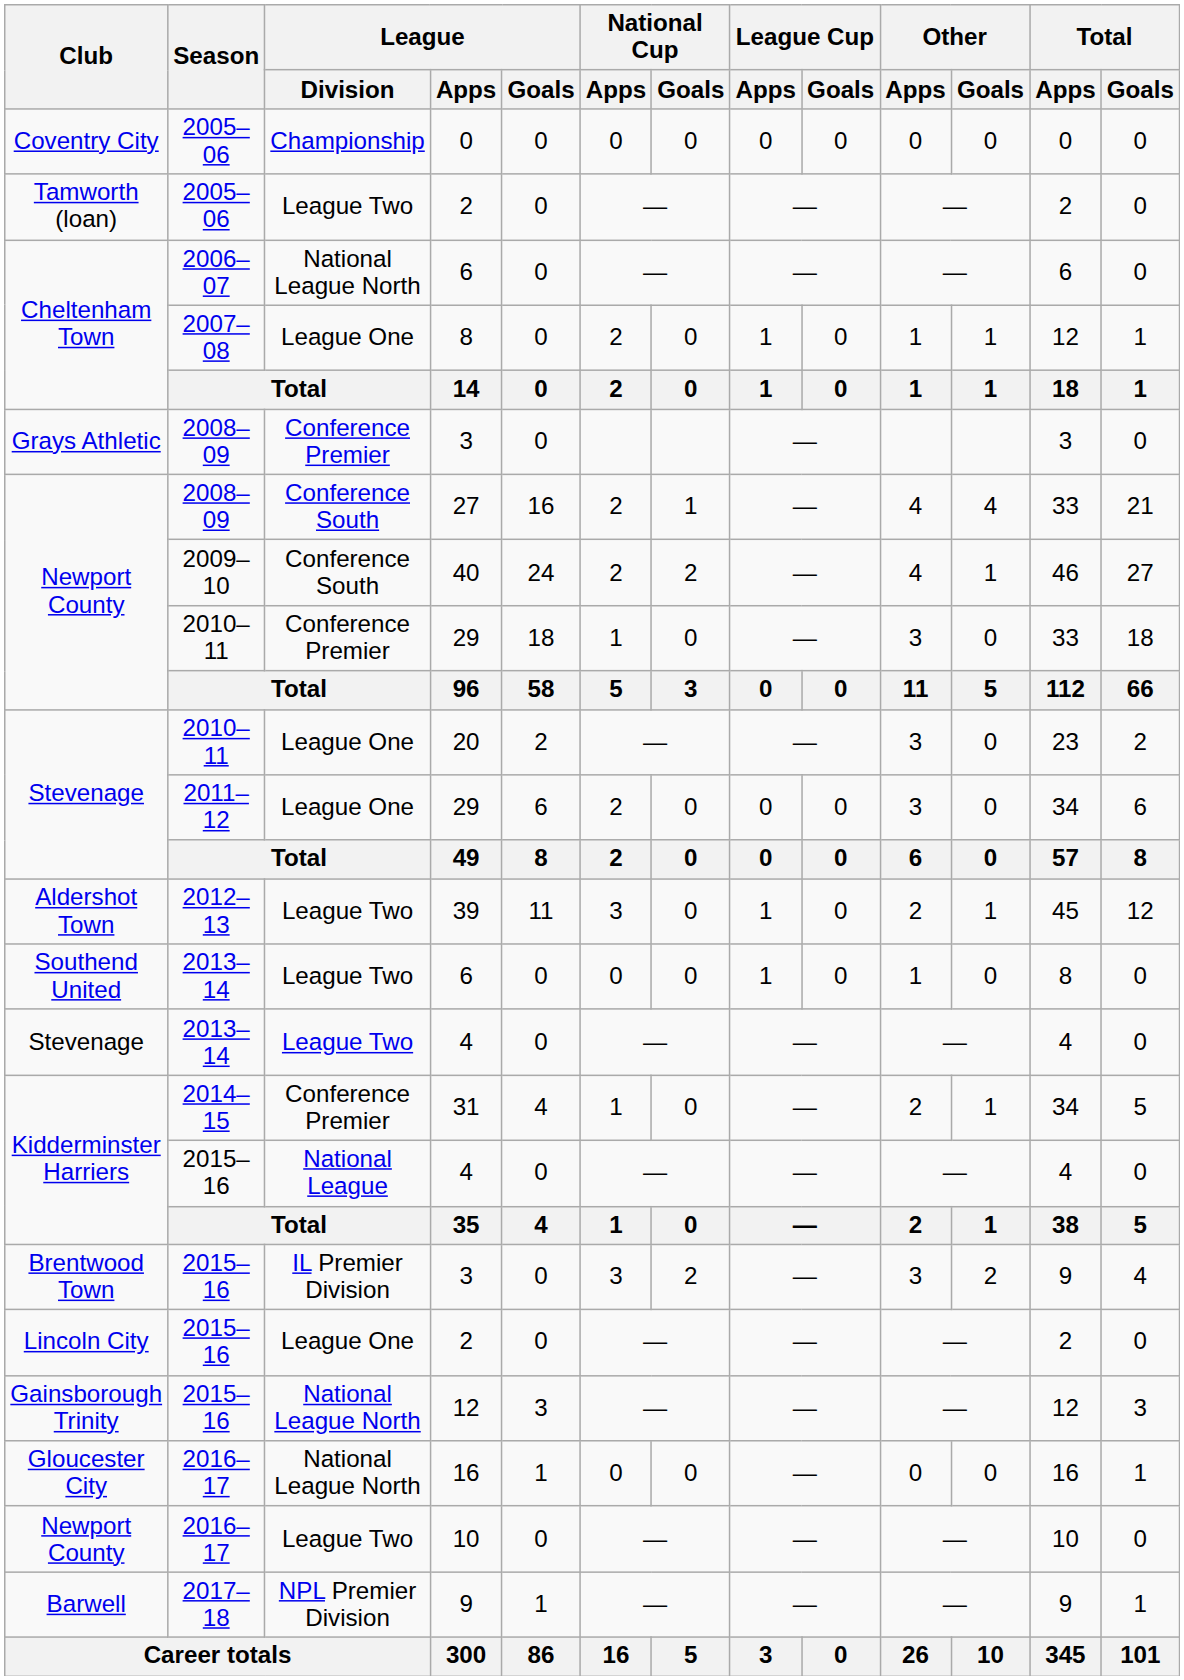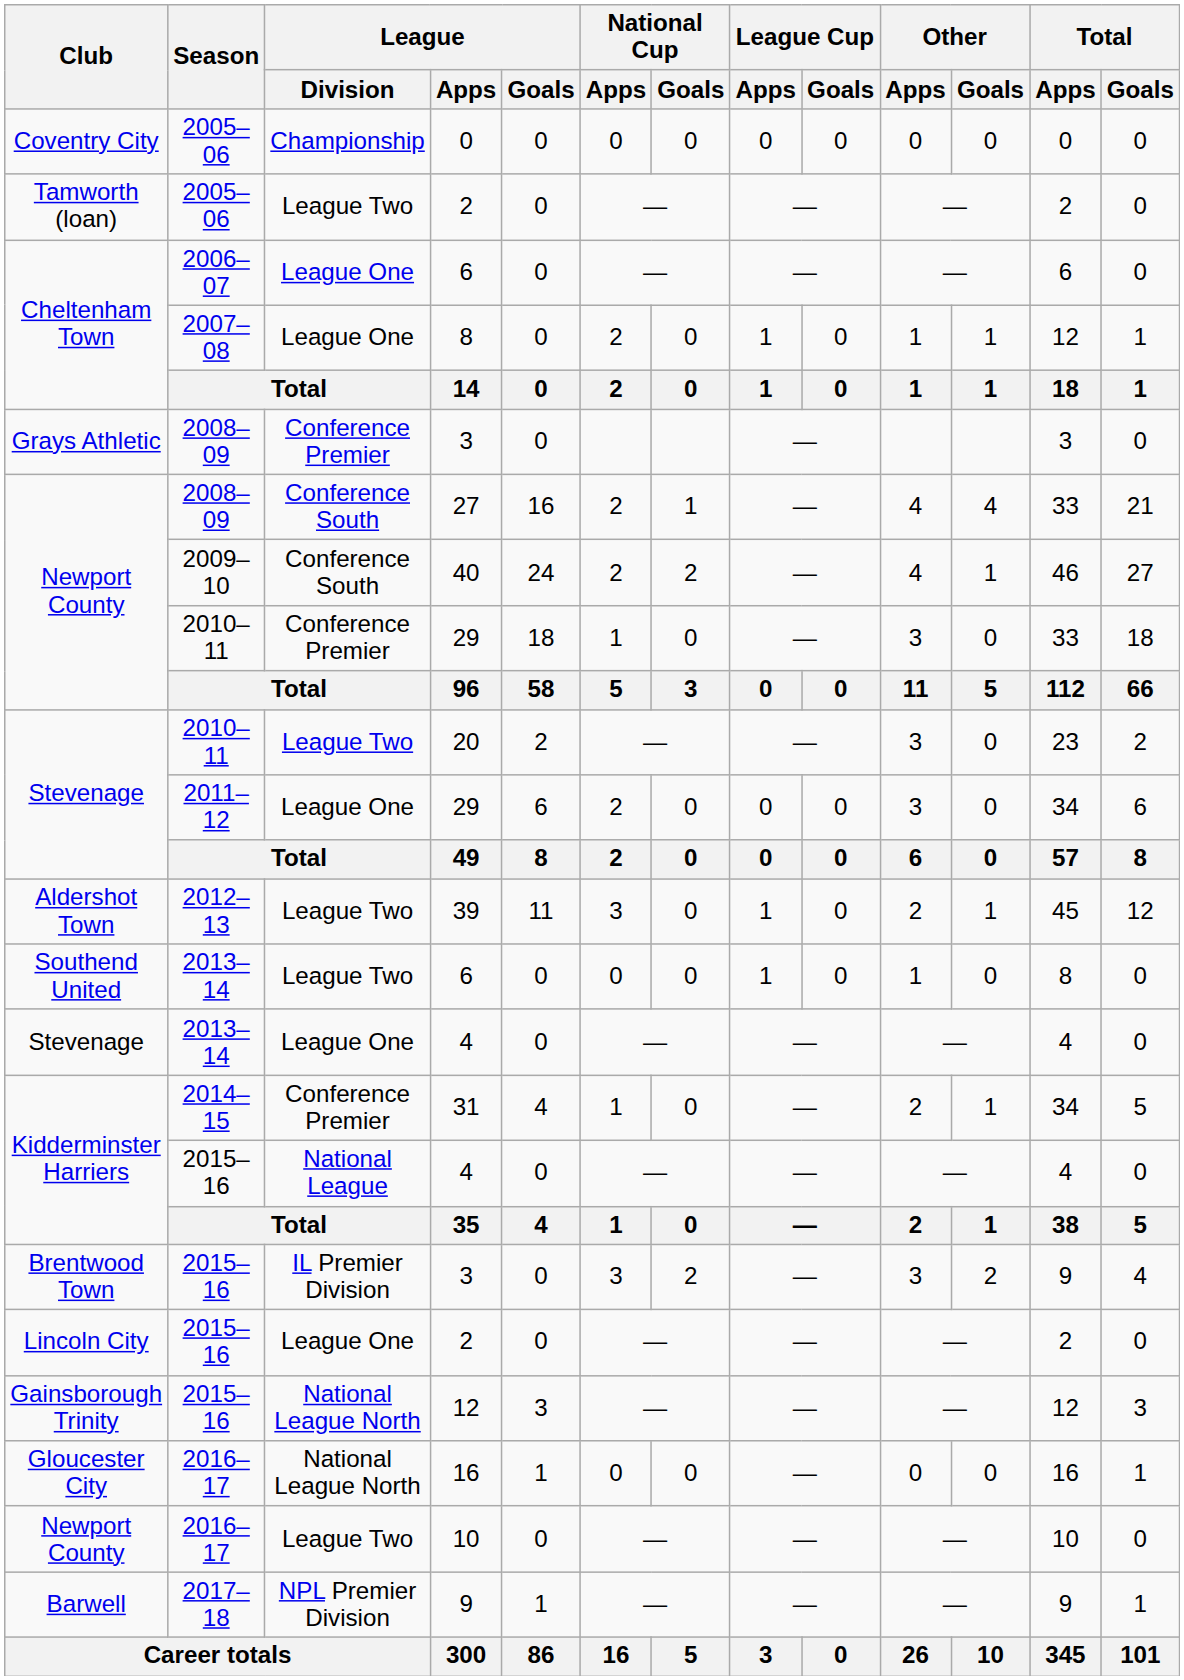(348, 272) National League North -> (348, 272) League One
(348, 741) League One -> (348, 741) League Two
(348, 1041) League Two -> (348, 1041) League One
